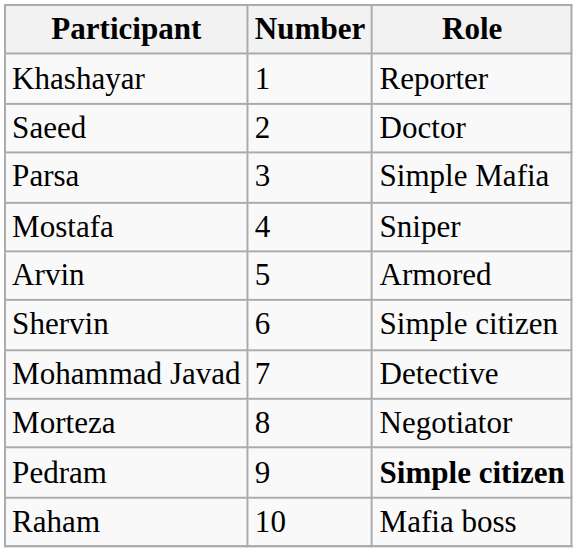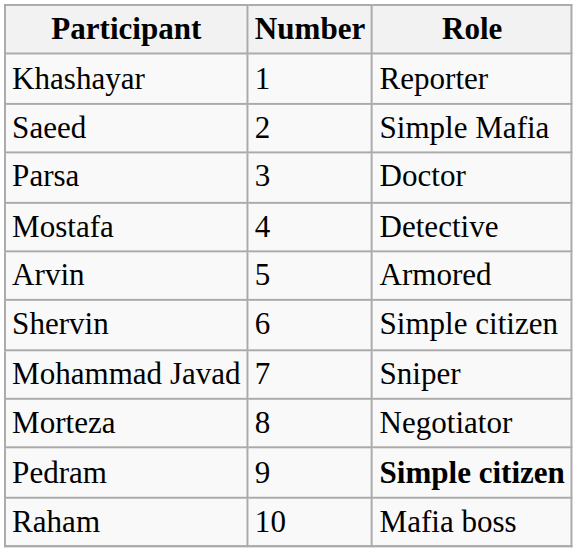(423, 127) Doctor -> (464, 127) Simple Mafia
(464, 176) Simple Mafia -> (423, 176) Doctor
(420, 226) Sniper -> (439, 226) Detective
(439, 373) Detective -> (420, 373) Sniper
